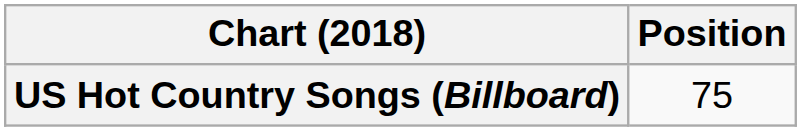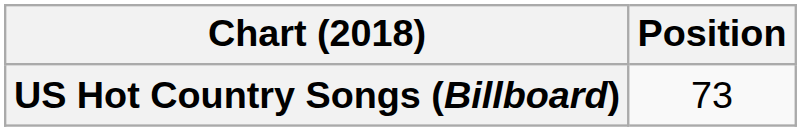(712, 94) 75 -> (712, 94) 73
